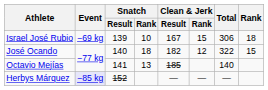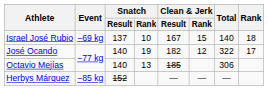(120, 38) 139 -> (120, 38) 137
(227, 38) 306 -> (227, 38) 140
(146, 52) 18 -> (146, 52) 19
(251, 52) 15 -> (251, 52) 17
(120, 65) 141 -> (120, 65) 140
(227, 65) 140 -> (227, 65) 306
(90, 79) lavender background -> (90, 79) no background
